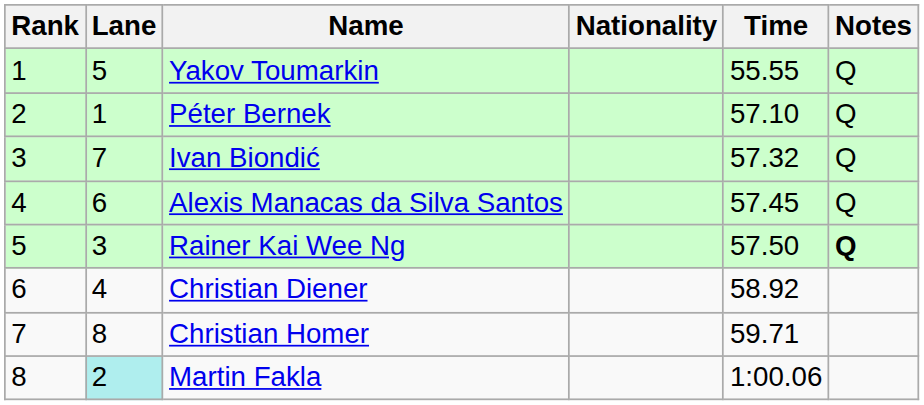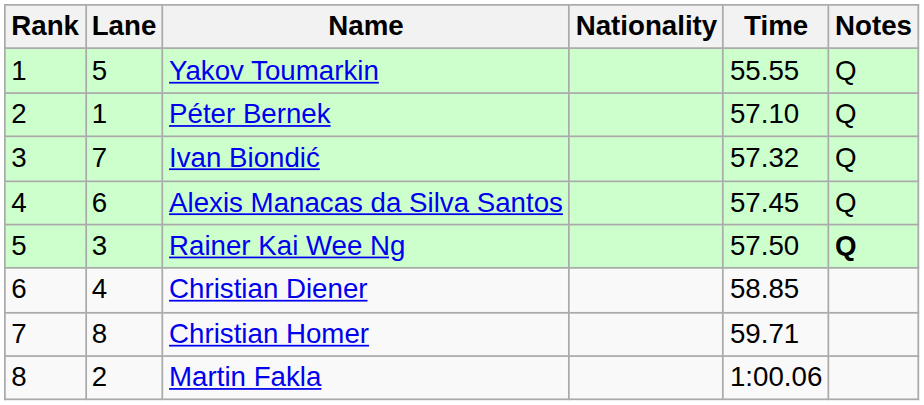(765, 289) 58.92 -> (765, 289) 58.85
(99, 377) paleturquoise background -> (99, 377) no background
